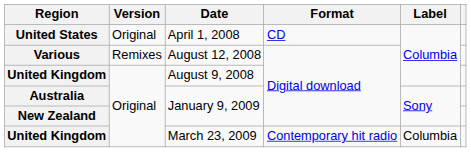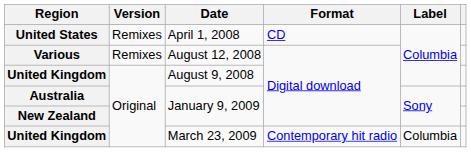(134, 34) Original -> (137, 34) Remixes
